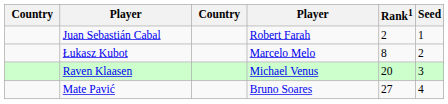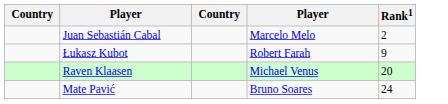- column: (430, 15)
(280, 35) Robert Farah -> (283, 35) Marcelo Melo
(283, 53) Marcelo Melo -> (280, 53) Robert Farah
(384, 53) 8 -> (384, 53) 9
(387, 89) 27 -> (387, 89) 24
